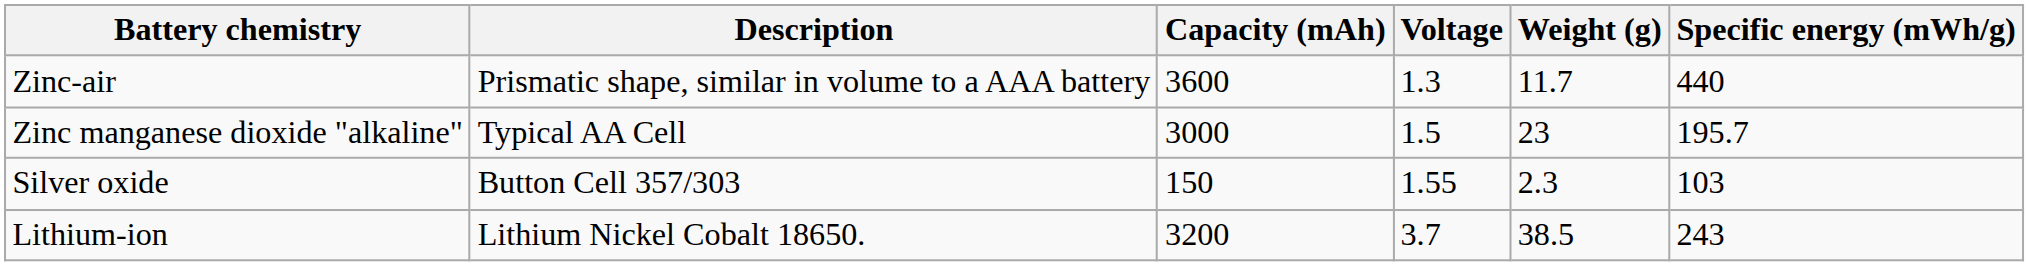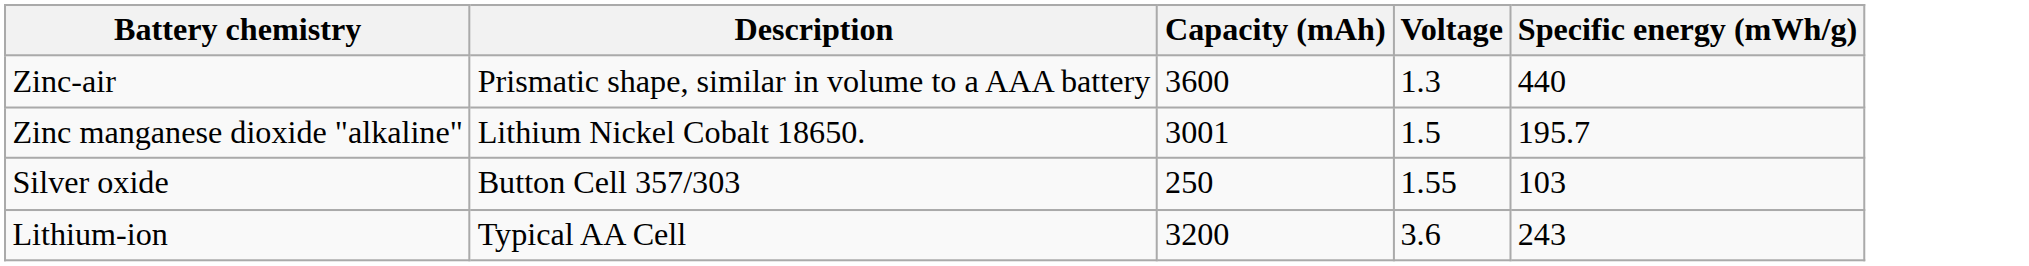- column: (1590, 30)
(582, 132) Typical AA Cell -> (672, 132) Lithium Nickel Cobalt 18650.
(1197, 132) 3000 -> (1197, 132) 3001
(1189, 183) 150 -> (1189, 183) 250
(672, 234) Lithium Nickel Cobalt 18650. -> (582, 234) Typical AA Cell
(1421, 234) 3.7 -> (1421, 234) 3.6
